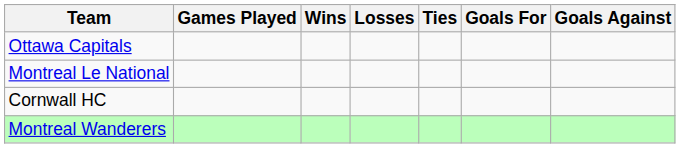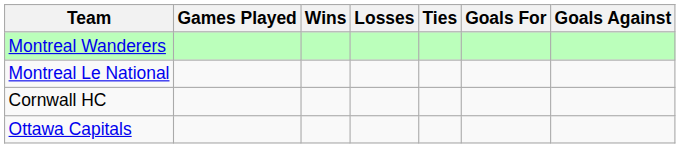rows swapped: (87, 128) <-> (70, 45)
